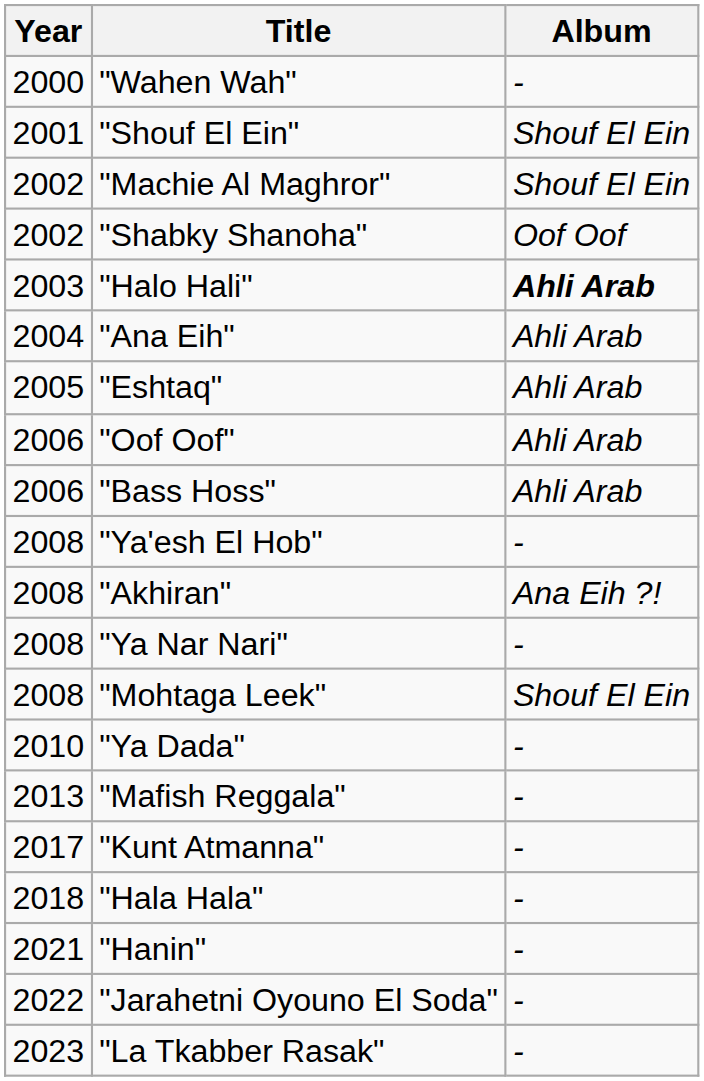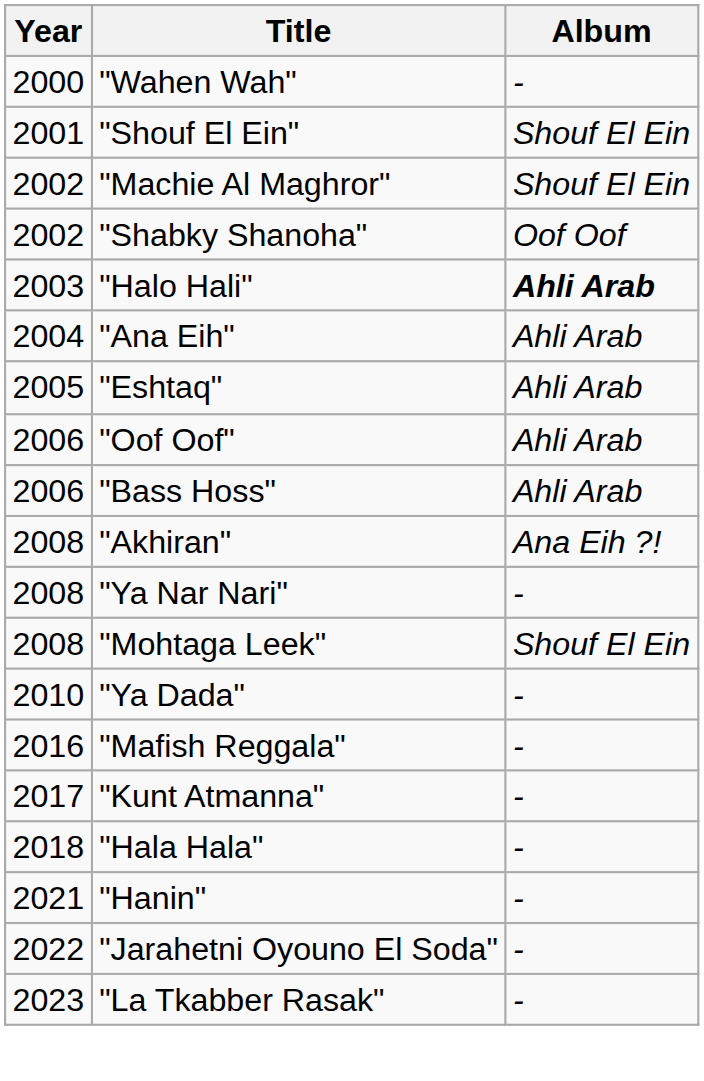- row: (211, 541)
(48, 796) 2013 -> (48, 745) 2016
